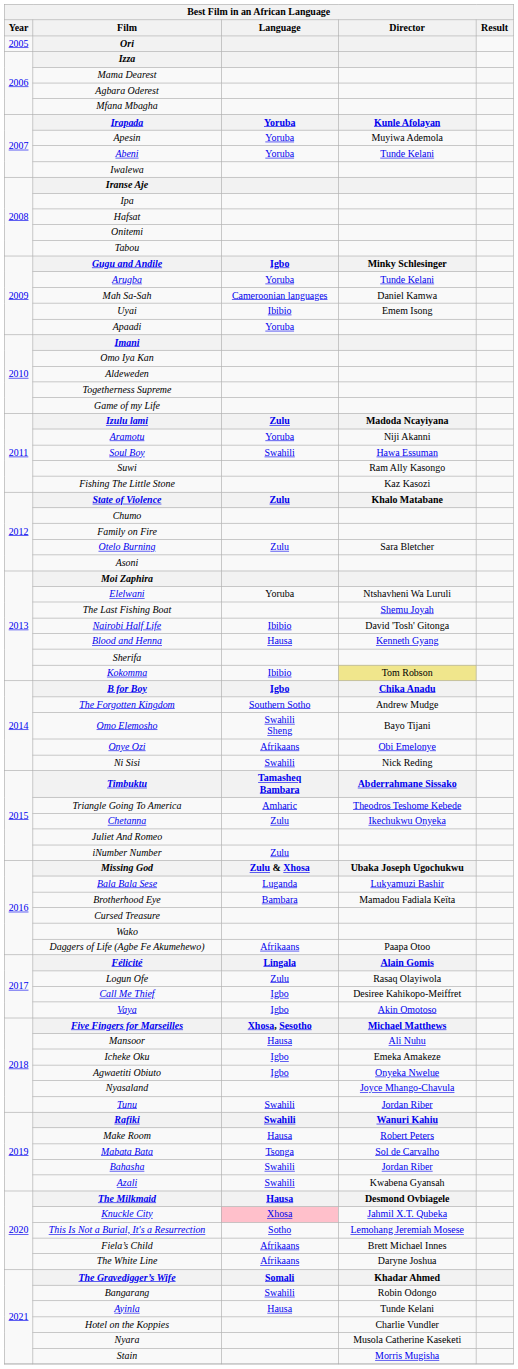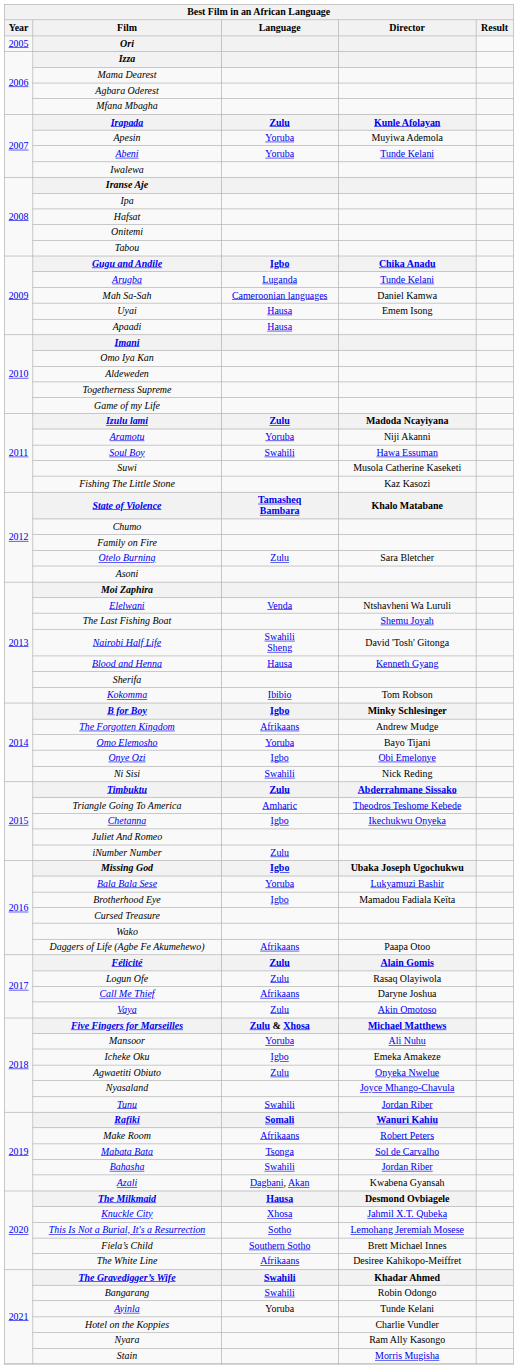(280, 122) Yoruba -> (280, 122) Zulu
(407, 264) Minky Schlesinger -> (407, 264) Chika Anadu
(280, 279) Yoruba -> (280, 279) Luganda
(280, 311) Ibibio -> (280, 311) Hausa
(280, 327) Yoruba -> (280, 327) Hausa
(407, 468) Ram Ally Kasongo -> (407, 468) Musola Catherine Kaseketi
(280, 500) Zulu -> (280, 505) Tamasheq Bambara
(280, 594) Yoruba -> (280, 605) Venda
(280, 625) Ibibio -> (280, 642) Swahili Sheng
(407, 673) khaki background -> (407, 695) no background
(407, 688) Chika Anadu -> (407, 711) Minky Schlesinger
(280, 704) Southern Sotho -> (280, 726) Afrikaans
(280, 725) Swahili Sheng -> (280, 742) Yoruba
(280, 747) Afrikaans -> (280, 758) Igbo
(280, 784) Tamasheq Bambara -> (280, 789) Zulu
(280, 821) Zulu -> (280, 821) Igbo
(280, 868) Zulu & Xhosa -> (280, 868) Igbo
(280, 884) Luganda -> (280, 884) Yoruba
(280, 899) Bambara -> (280, 899) Igbo
(280, 962) Lingala -> (280, 962) Zulu
(280, 994) Igbo -> (280, 994) Afrikaans
(407, 994) Desiree Kahikopo-Meiffret -> (407, 994) Daryne Joshua
(280, 1010) Igbo -> (280, 1010) Zulu
(280, 1025) Xhosa, Sesotho -> (280, 1025) Zulu & Xhosa
(280, 1041) Hausa -> (280, 1041) Yoruba
(280, 1073) Igbo -> (280, 1073) Zulu
(280, 1120) Swahili -> (280, 1120) Somali
(280, 1135) Hausa -> (280, 1135) Afrikaans
(280, 1183) Swahili -> (280, 1183) Dagbani, Akan
(280, 1214) pink background -> (280, 1214) no background
(280, 1246) Afrikaans -> (280, 1246) Southern Sotho
(407, 1261) Daryne Joshua -> (407, 1261) Desiree Kahikopo-Meiffret
(280, 1277) Somali -> (280, 1277) Swahili
(280, 1309) Hausa -> (280, 1309) Yoruba
(407, 1340) Musola Catherine Kaseketi -> (407, 1340) Ram Ally Kasongo
